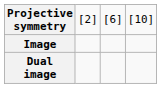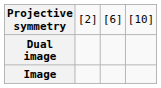rows swapped: (40, 44) <-> (40, 68)
